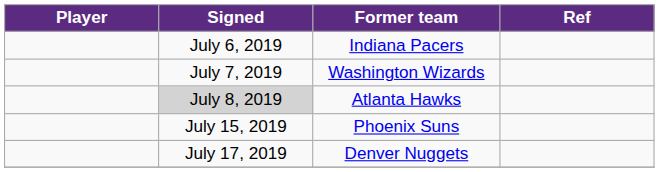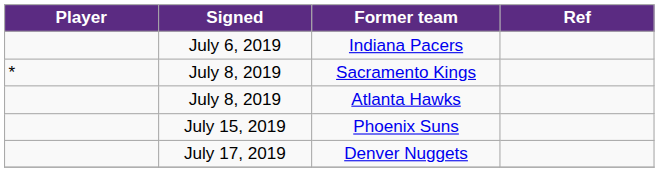- row: (406, 72)
+ row: (406, 72)
(236, 99) lightgrey background -> (235, 99) no background
